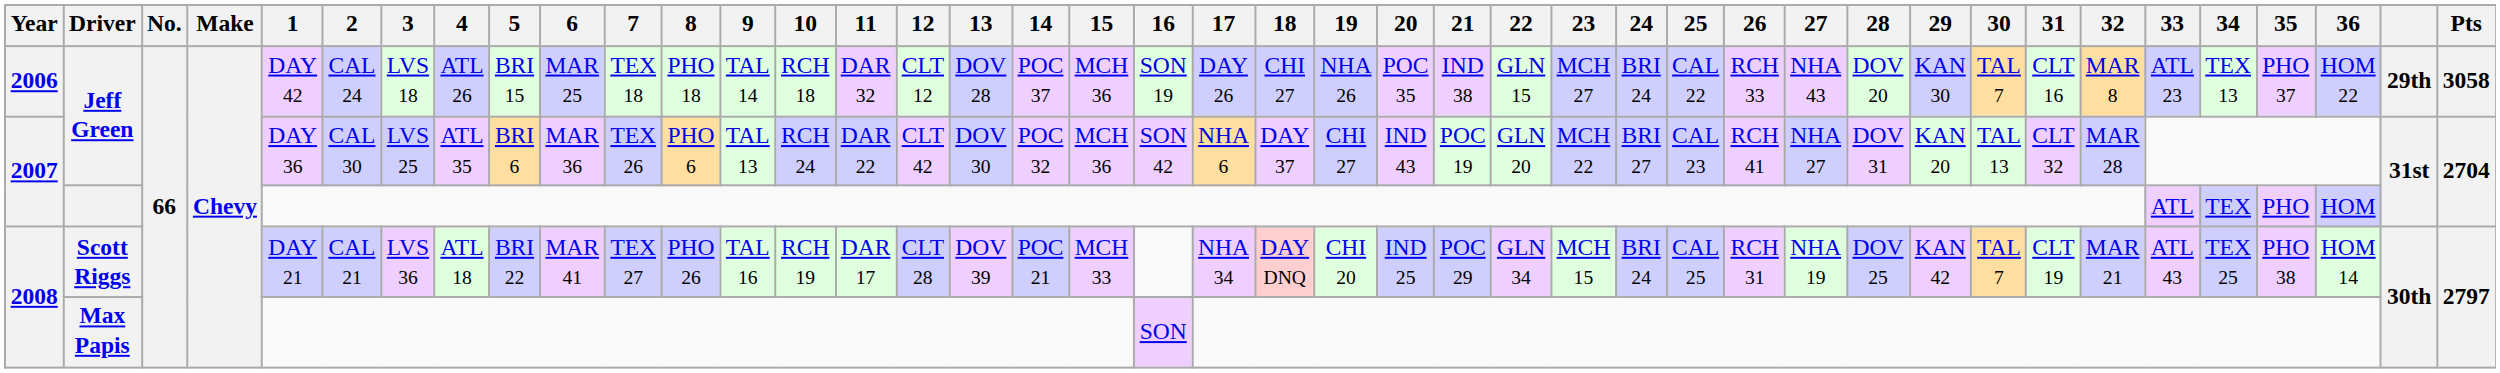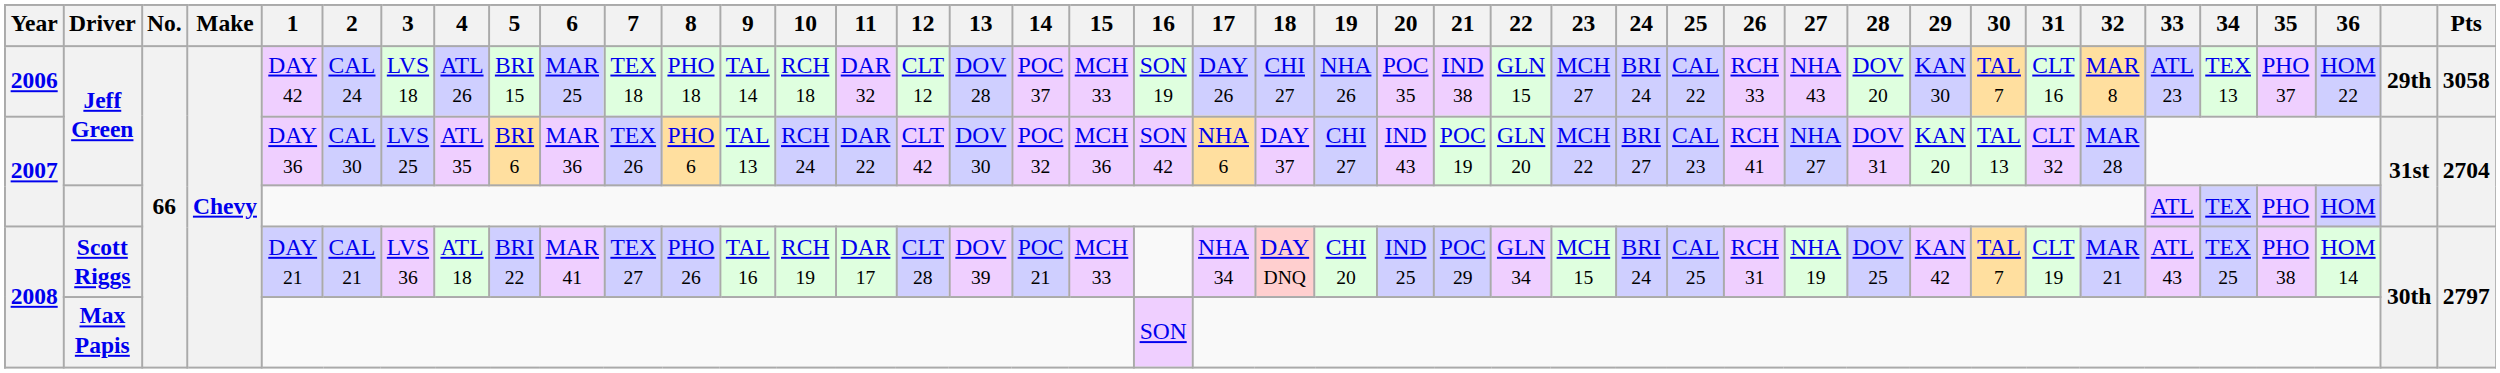(1102, 79) MCH 36 -> (1102, 79) MCH 33
